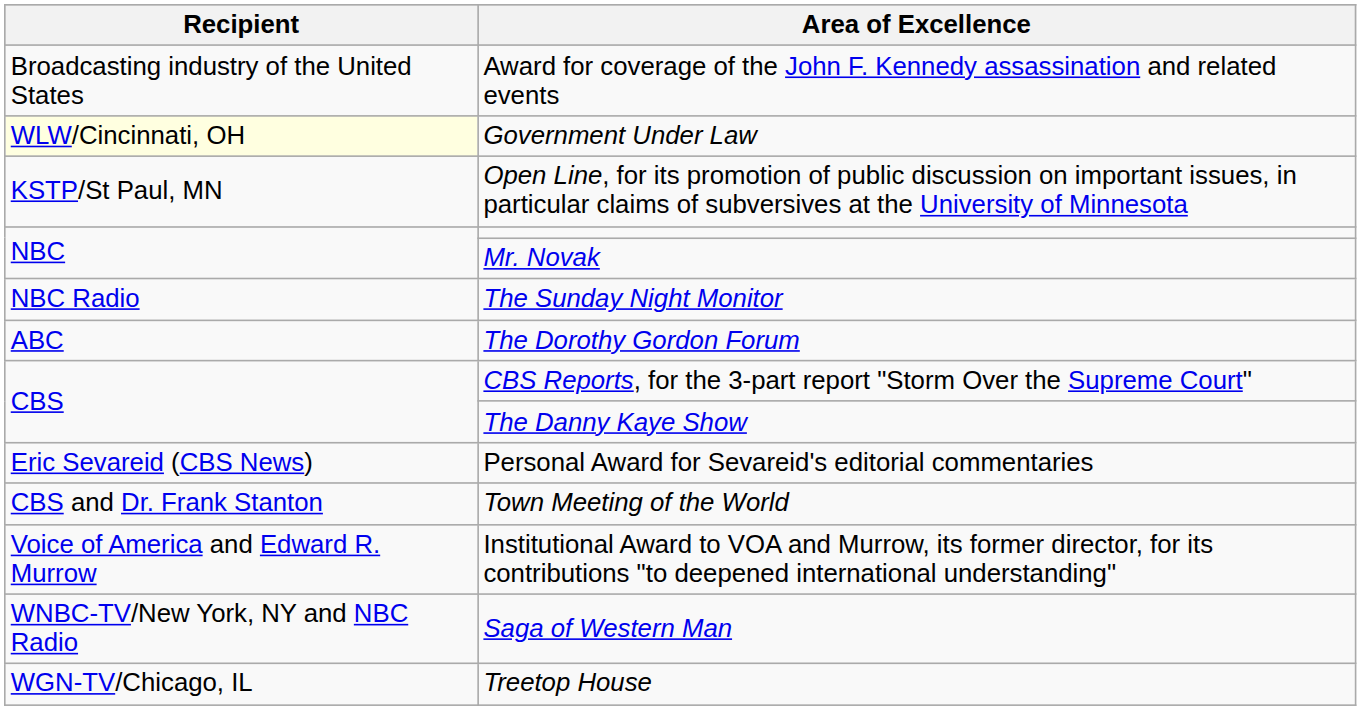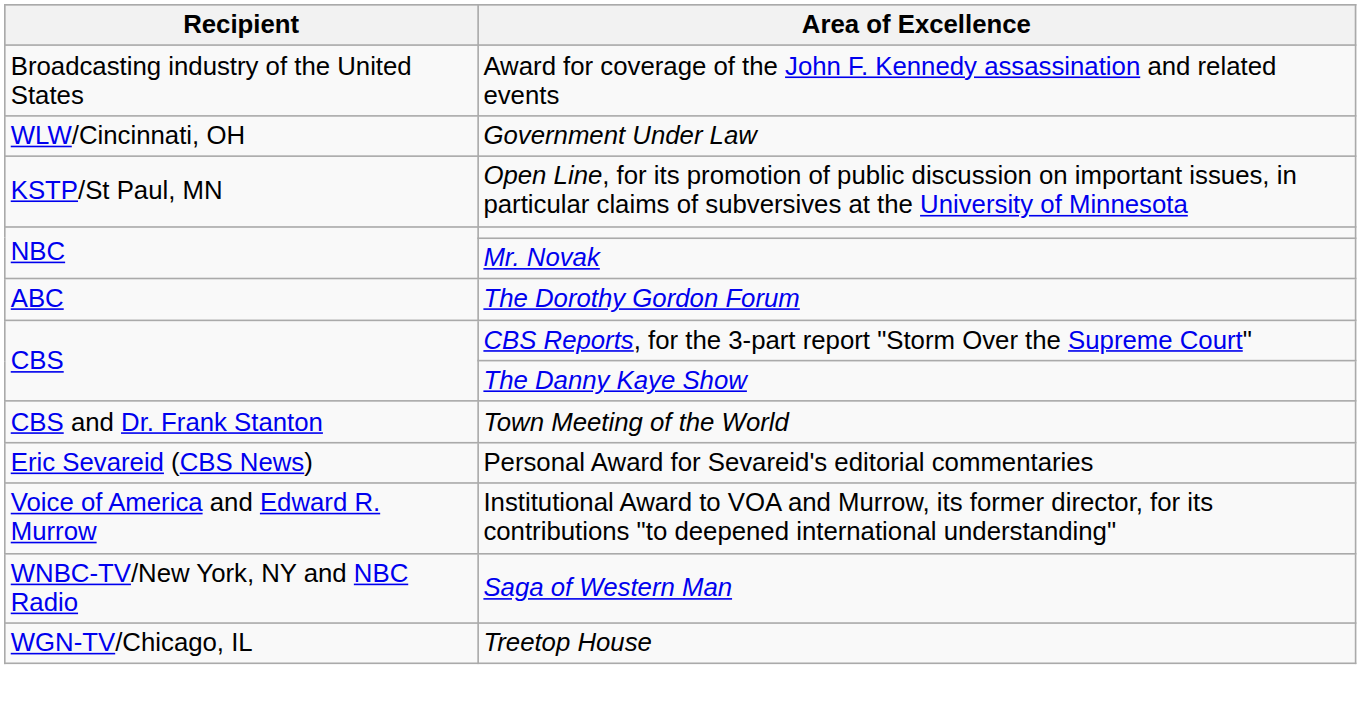(128, 135) lightyellow background -> (128, 135) no background
- row: (633, 299)
rows swapped: (636, 503) <-> (788, 462)
